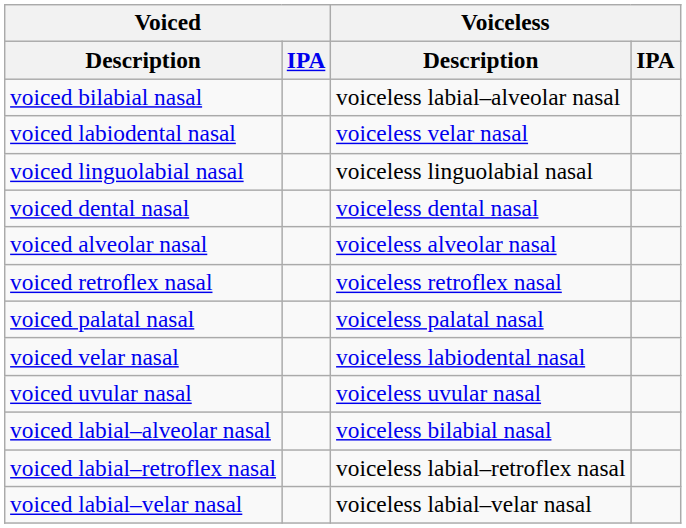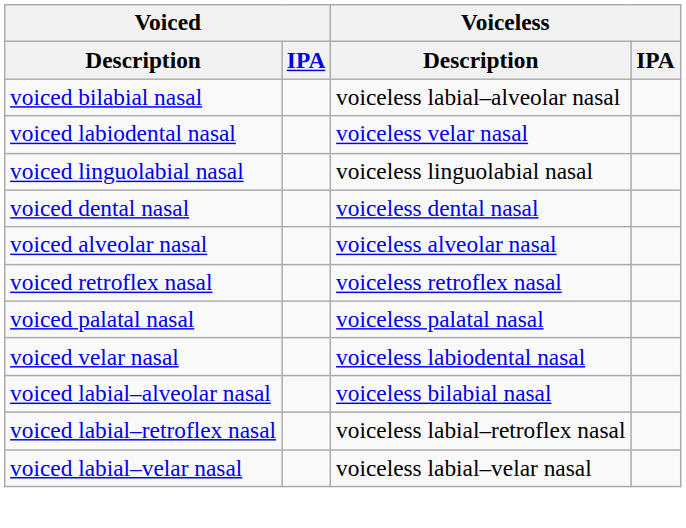- row: (101, 393)
